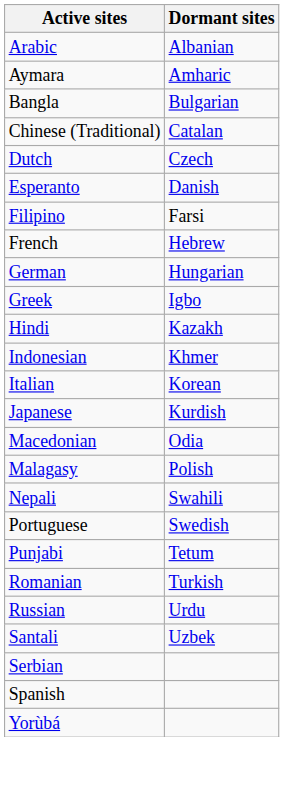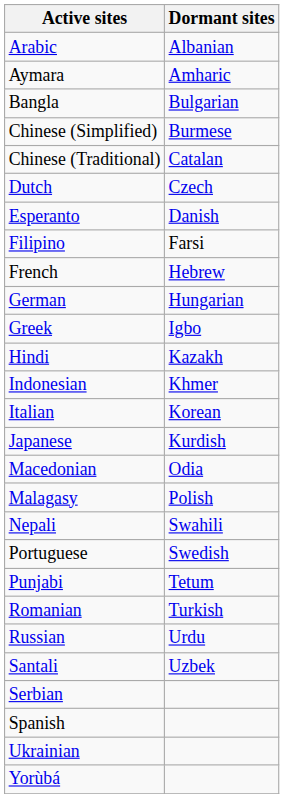+ row: (83, 131)
+ row: (44, 750)
